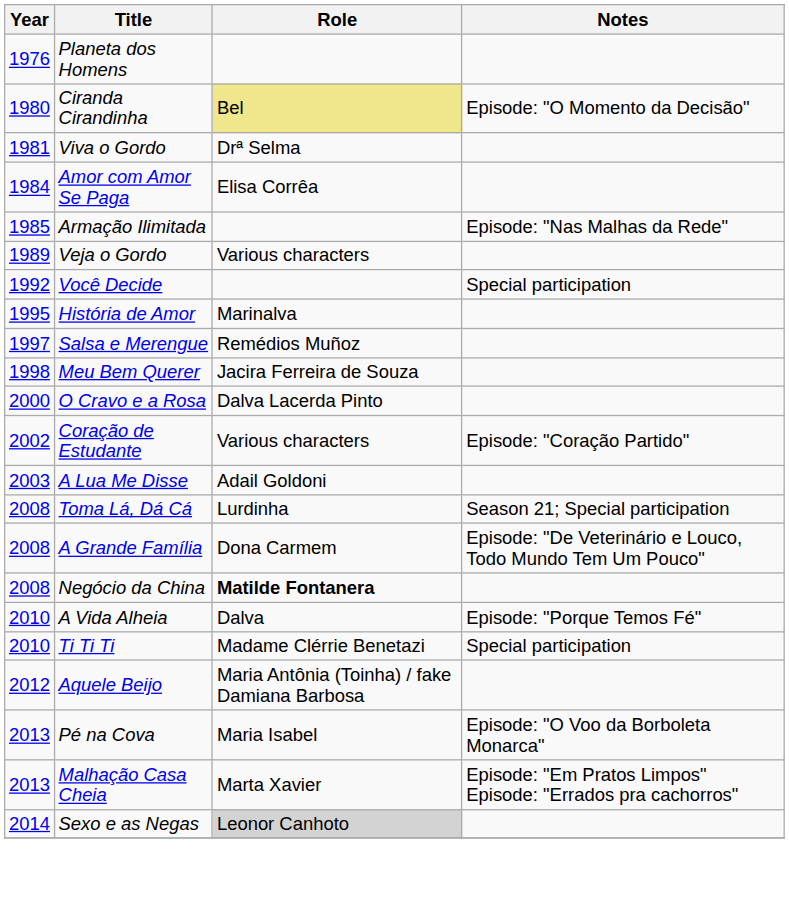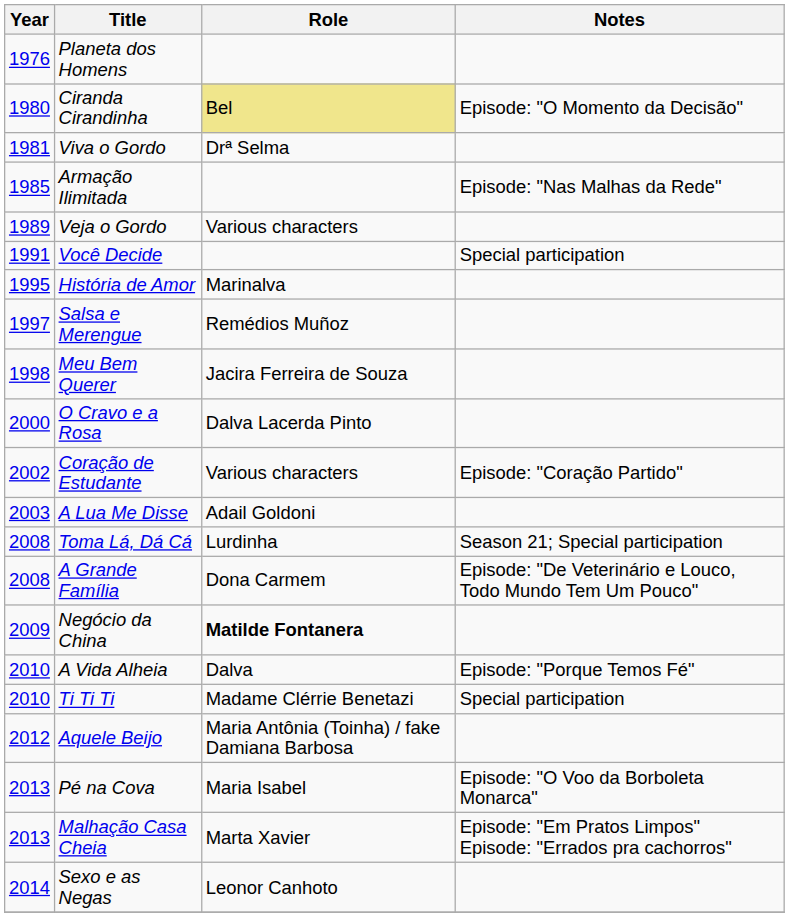- row: (125, 187)
(29, 285) 1992 -> (29, 256) 1991
(29, 588) 2008 -> (29, 630) 2009
(283, 824) lightgrey background -> (272, 887) no background
